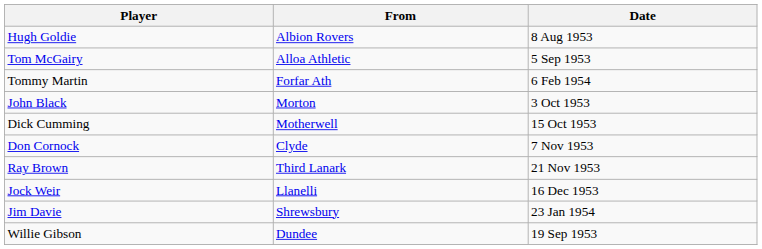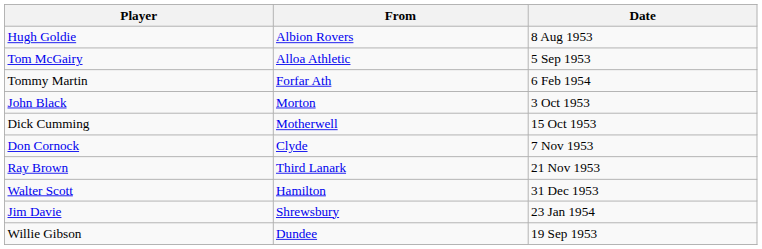- row: (34, 190)
+ row: (40, 190)
